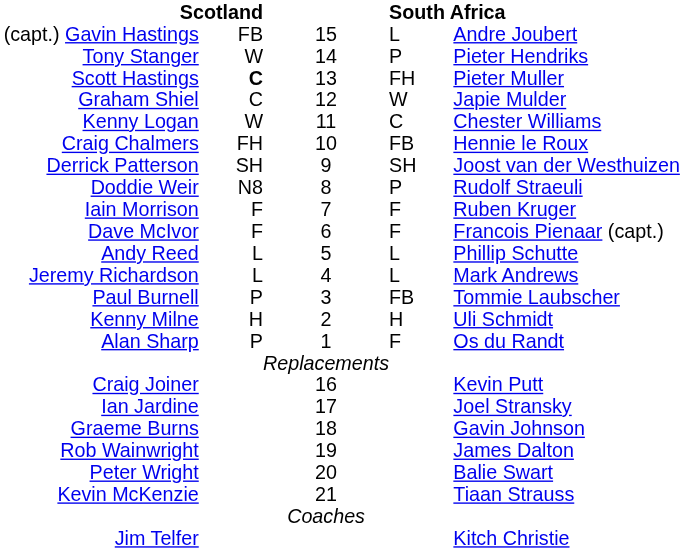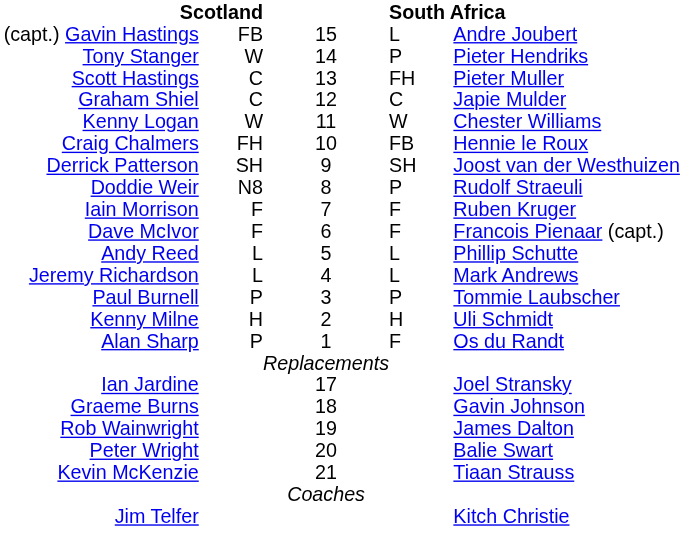(256, 78) bold -> (256, 78) normal
(398, 100) W -> (396, 100) C
(396, 122) C -> (398, 122) W
(402, 297) FB -> (396, 297) P
- row: (146, 385)
